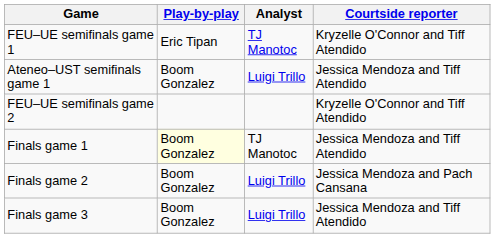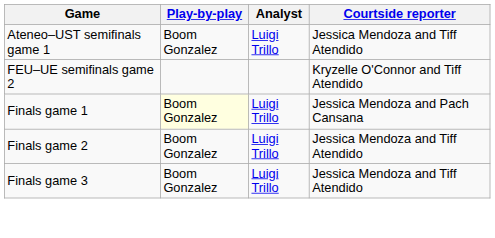- row: (81, 42)
(272, 146) TJ Manotoc -> (265, 111) Luigi Trillo
(388, 146) Jessica Mendoza and Tiff Atendido -> (391, 111) Jessica Mendoza and Pach Cansana
(394, 180) Jessica Mendoza and Pach Cansana -> (384, 146) Jessica Mendoza and Tiff Atendido
